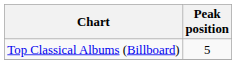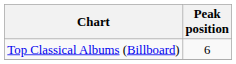(207, 49) 5 -> (207, 49) 6
